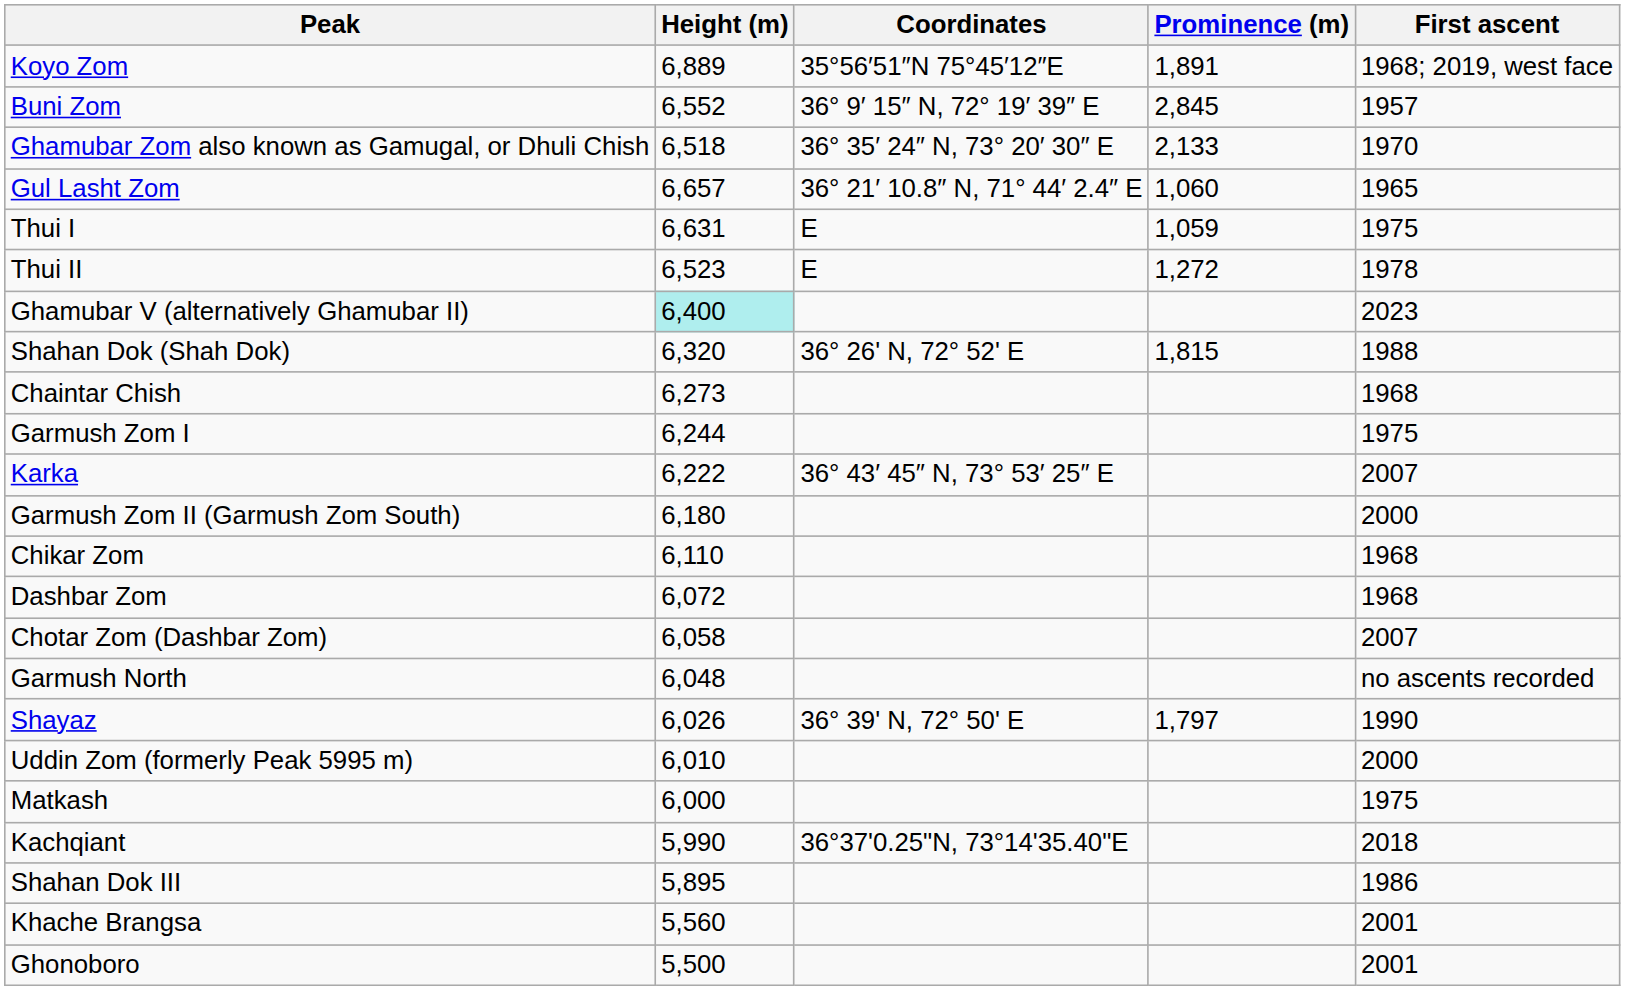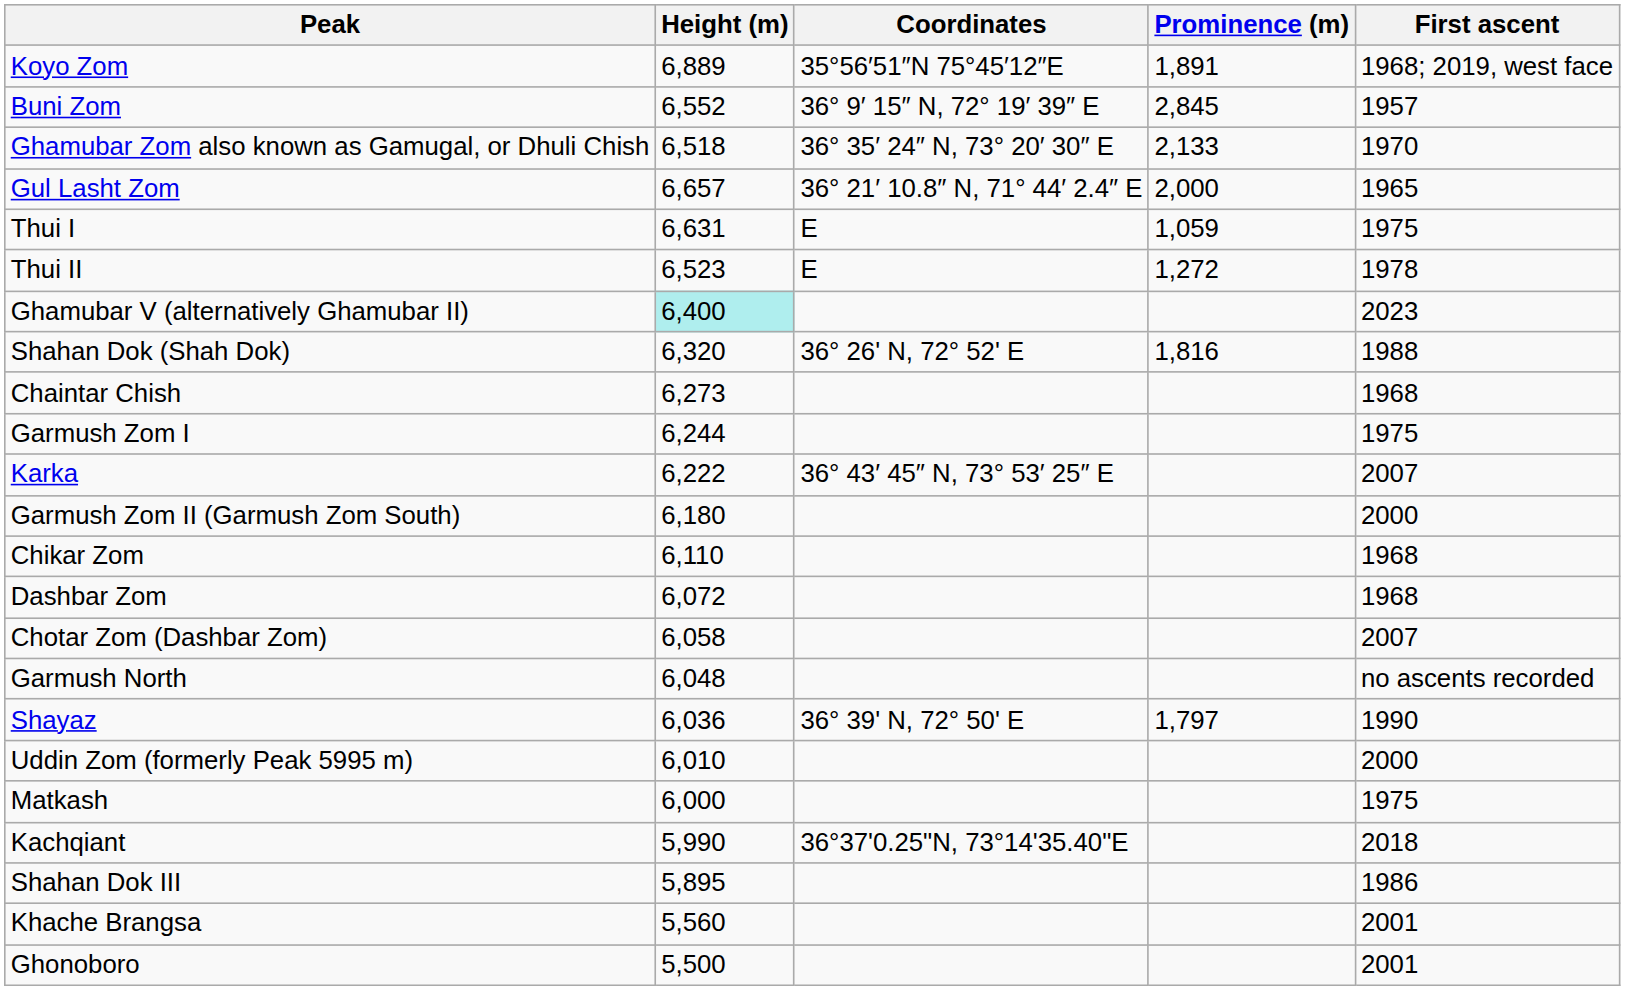(1187, 188) 1,060 -> (1187, 188) 2,000
(1187, 351) 1,815 -> (1187, 351) 1,816
(693, 719) 6,026 -> (693, 719) 6,036
